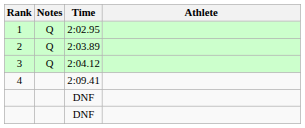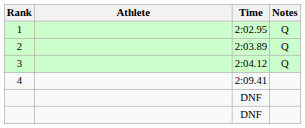columns swapped: (201, 13) <-> (50, 13)
